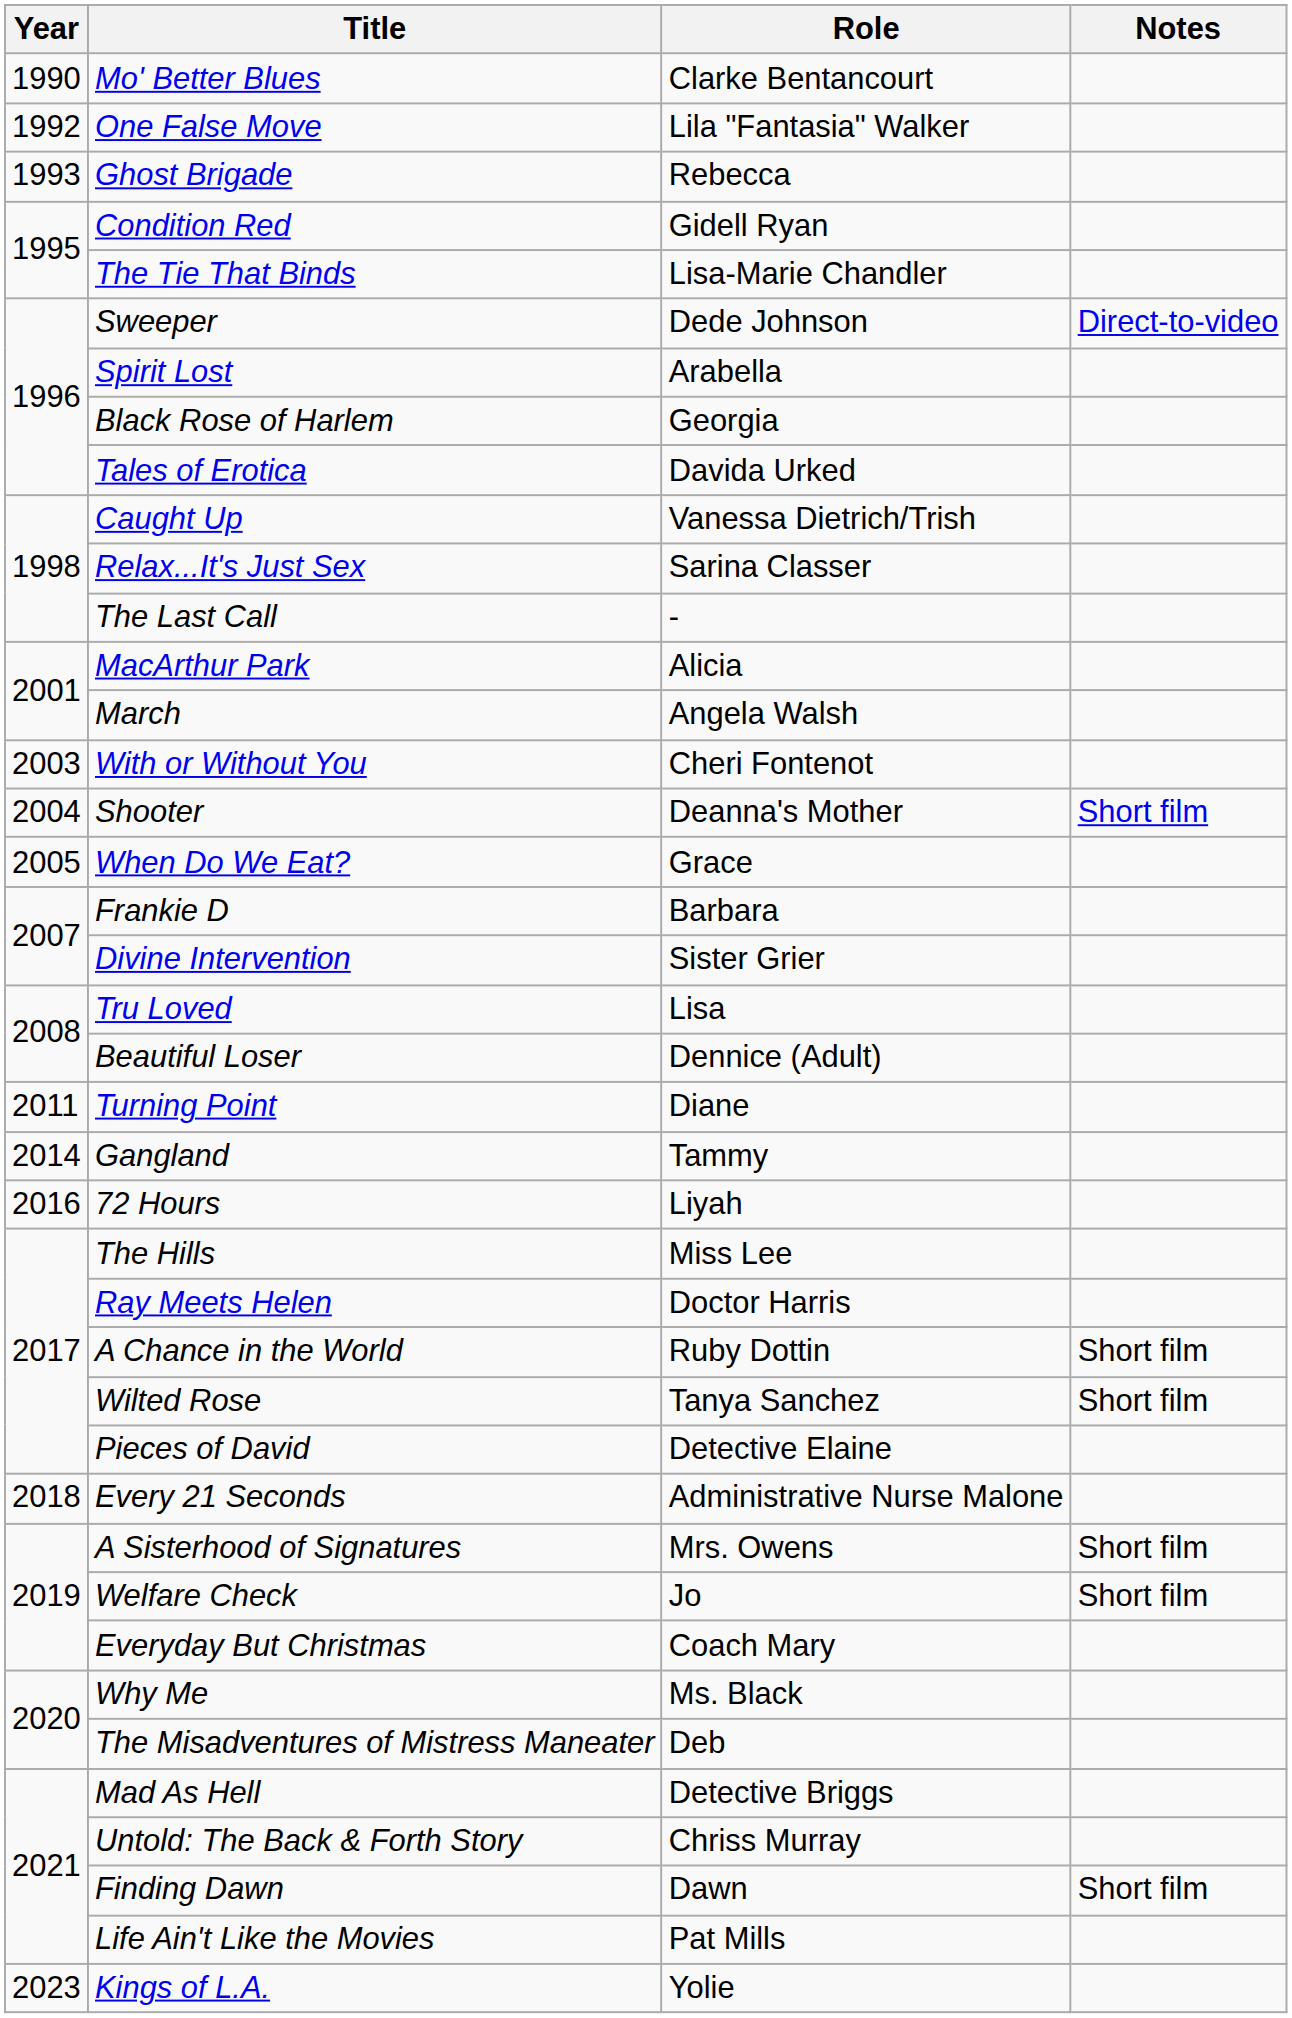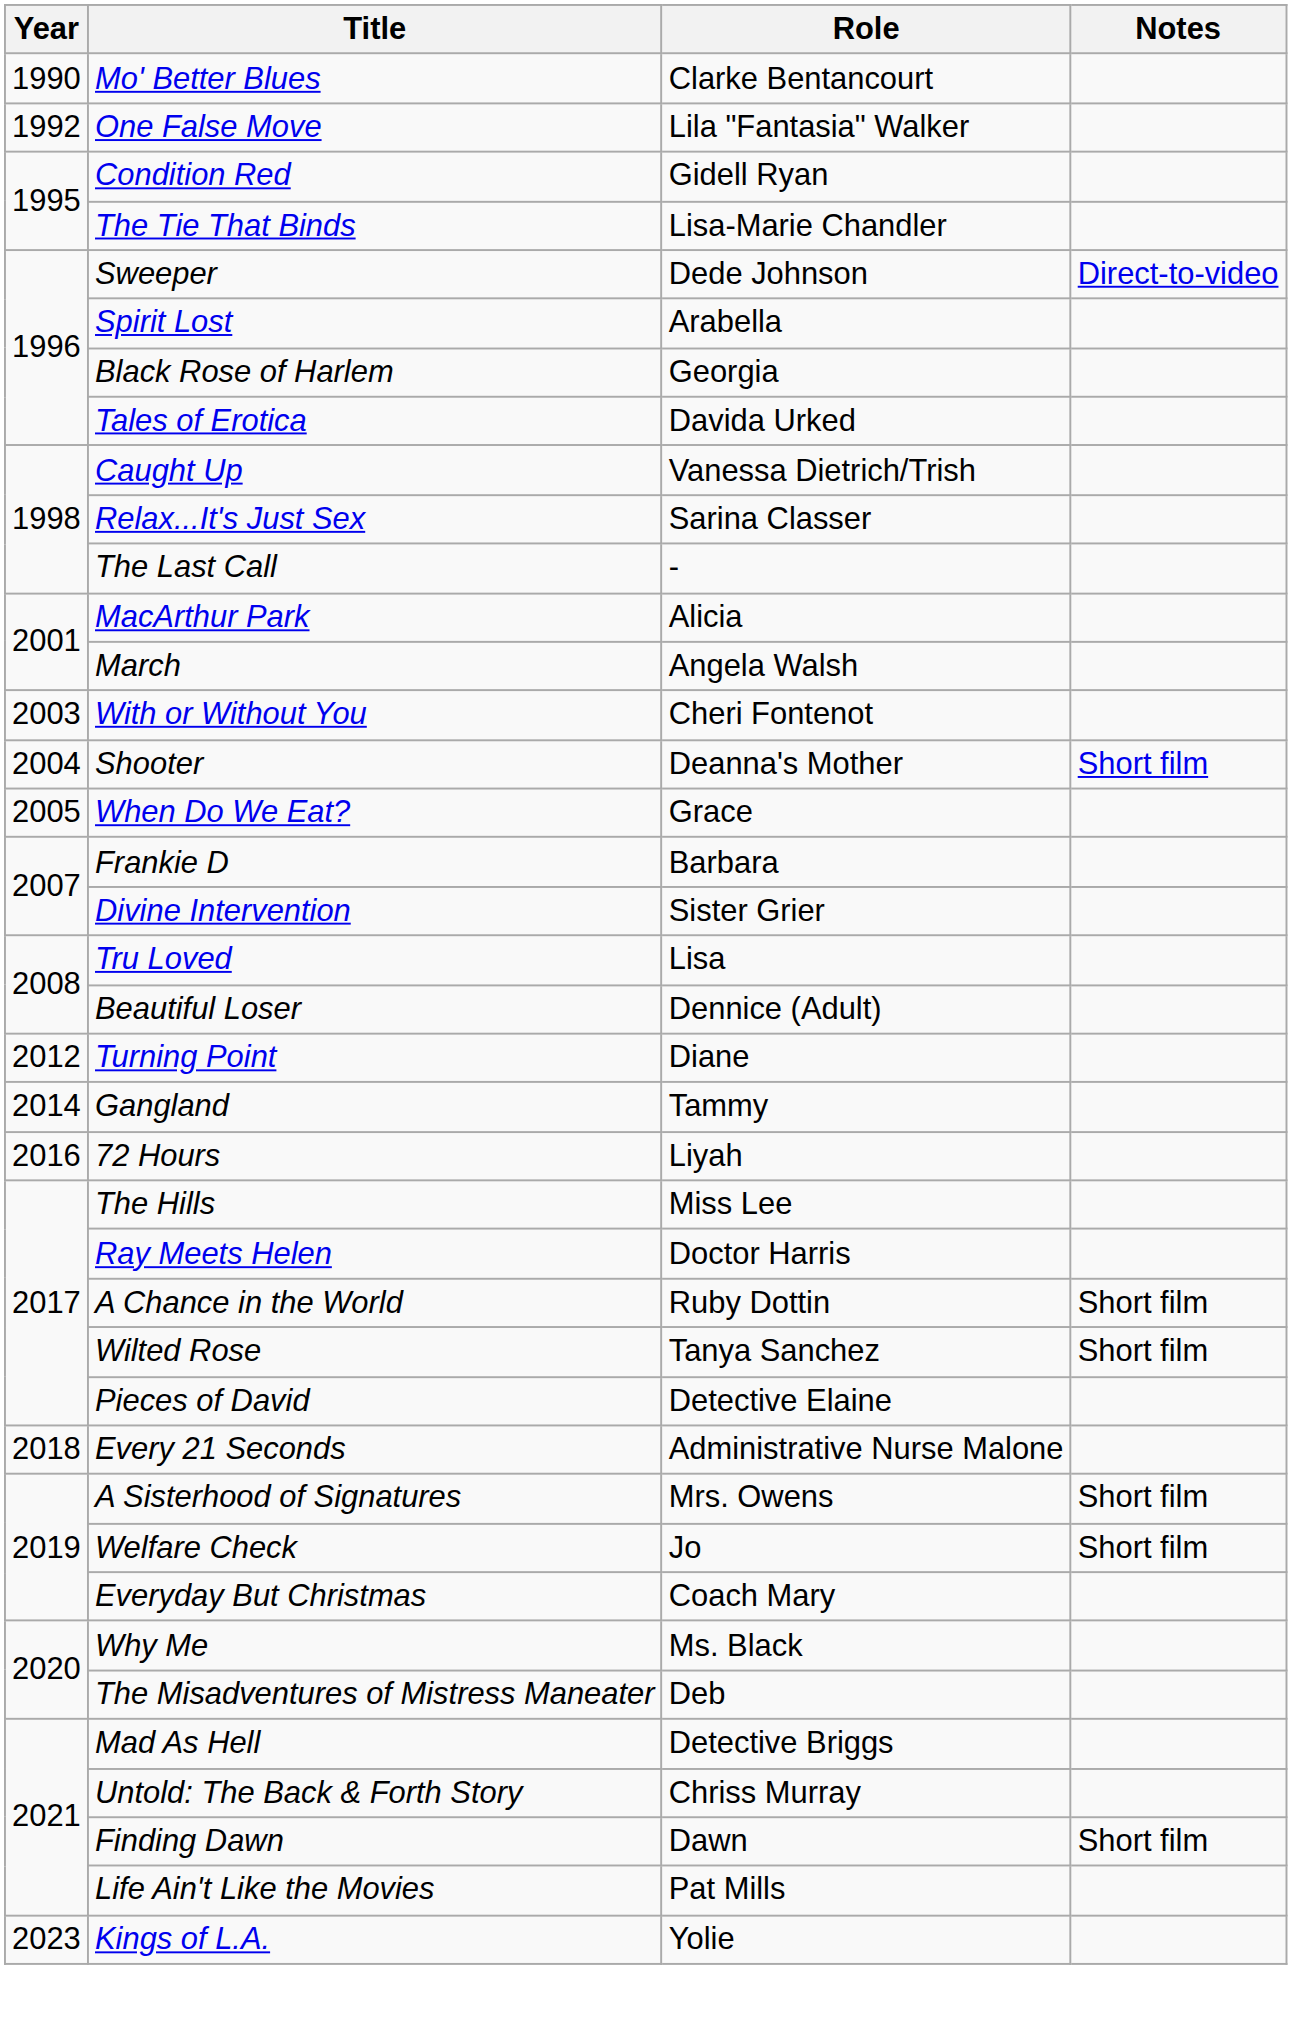- row: (194, 175)
(45, 1106) 2011 -> (46, 1057) 2012
